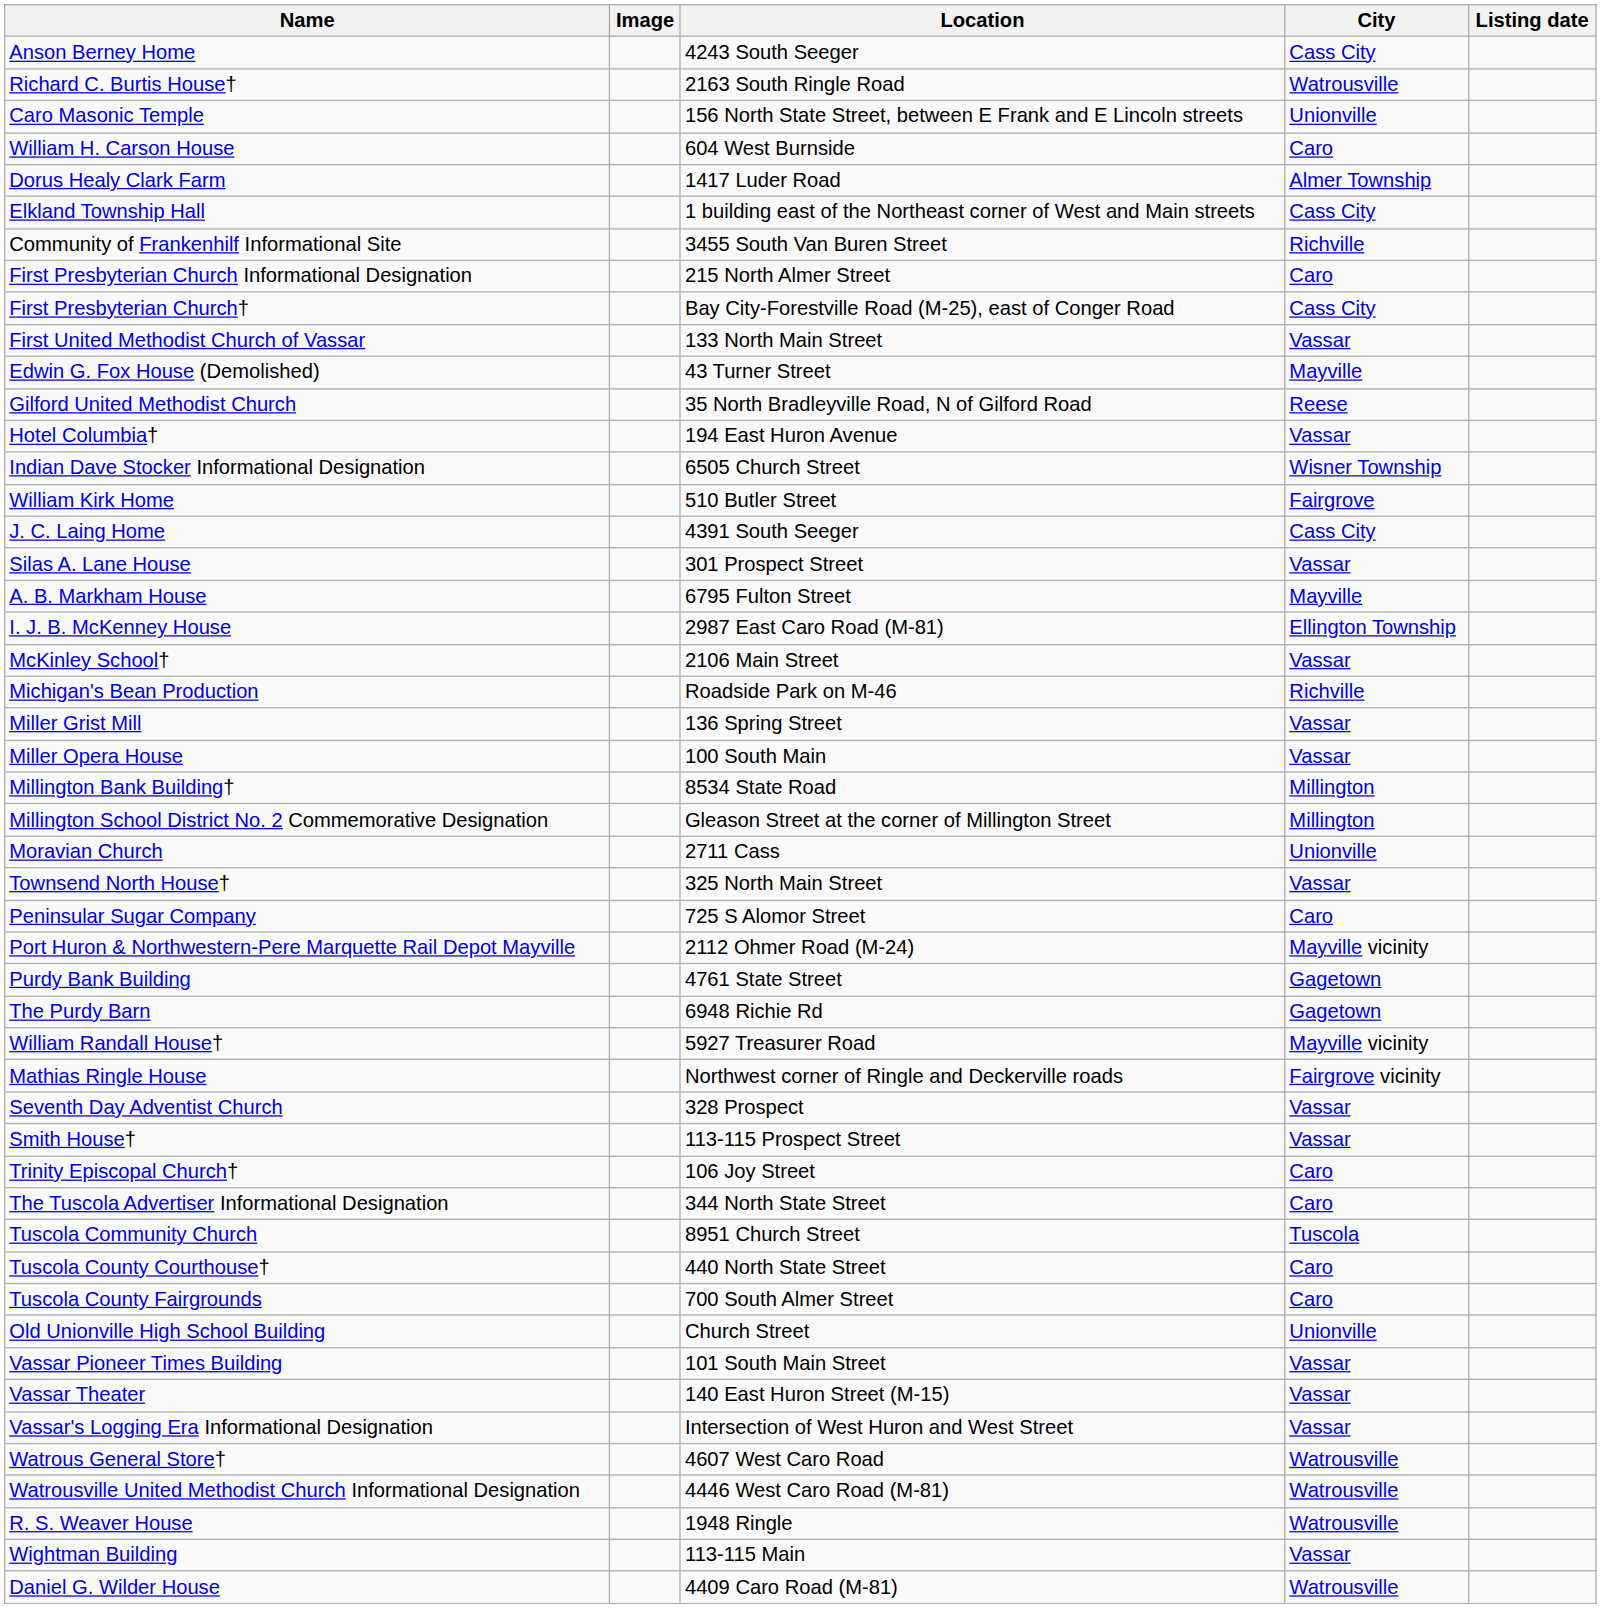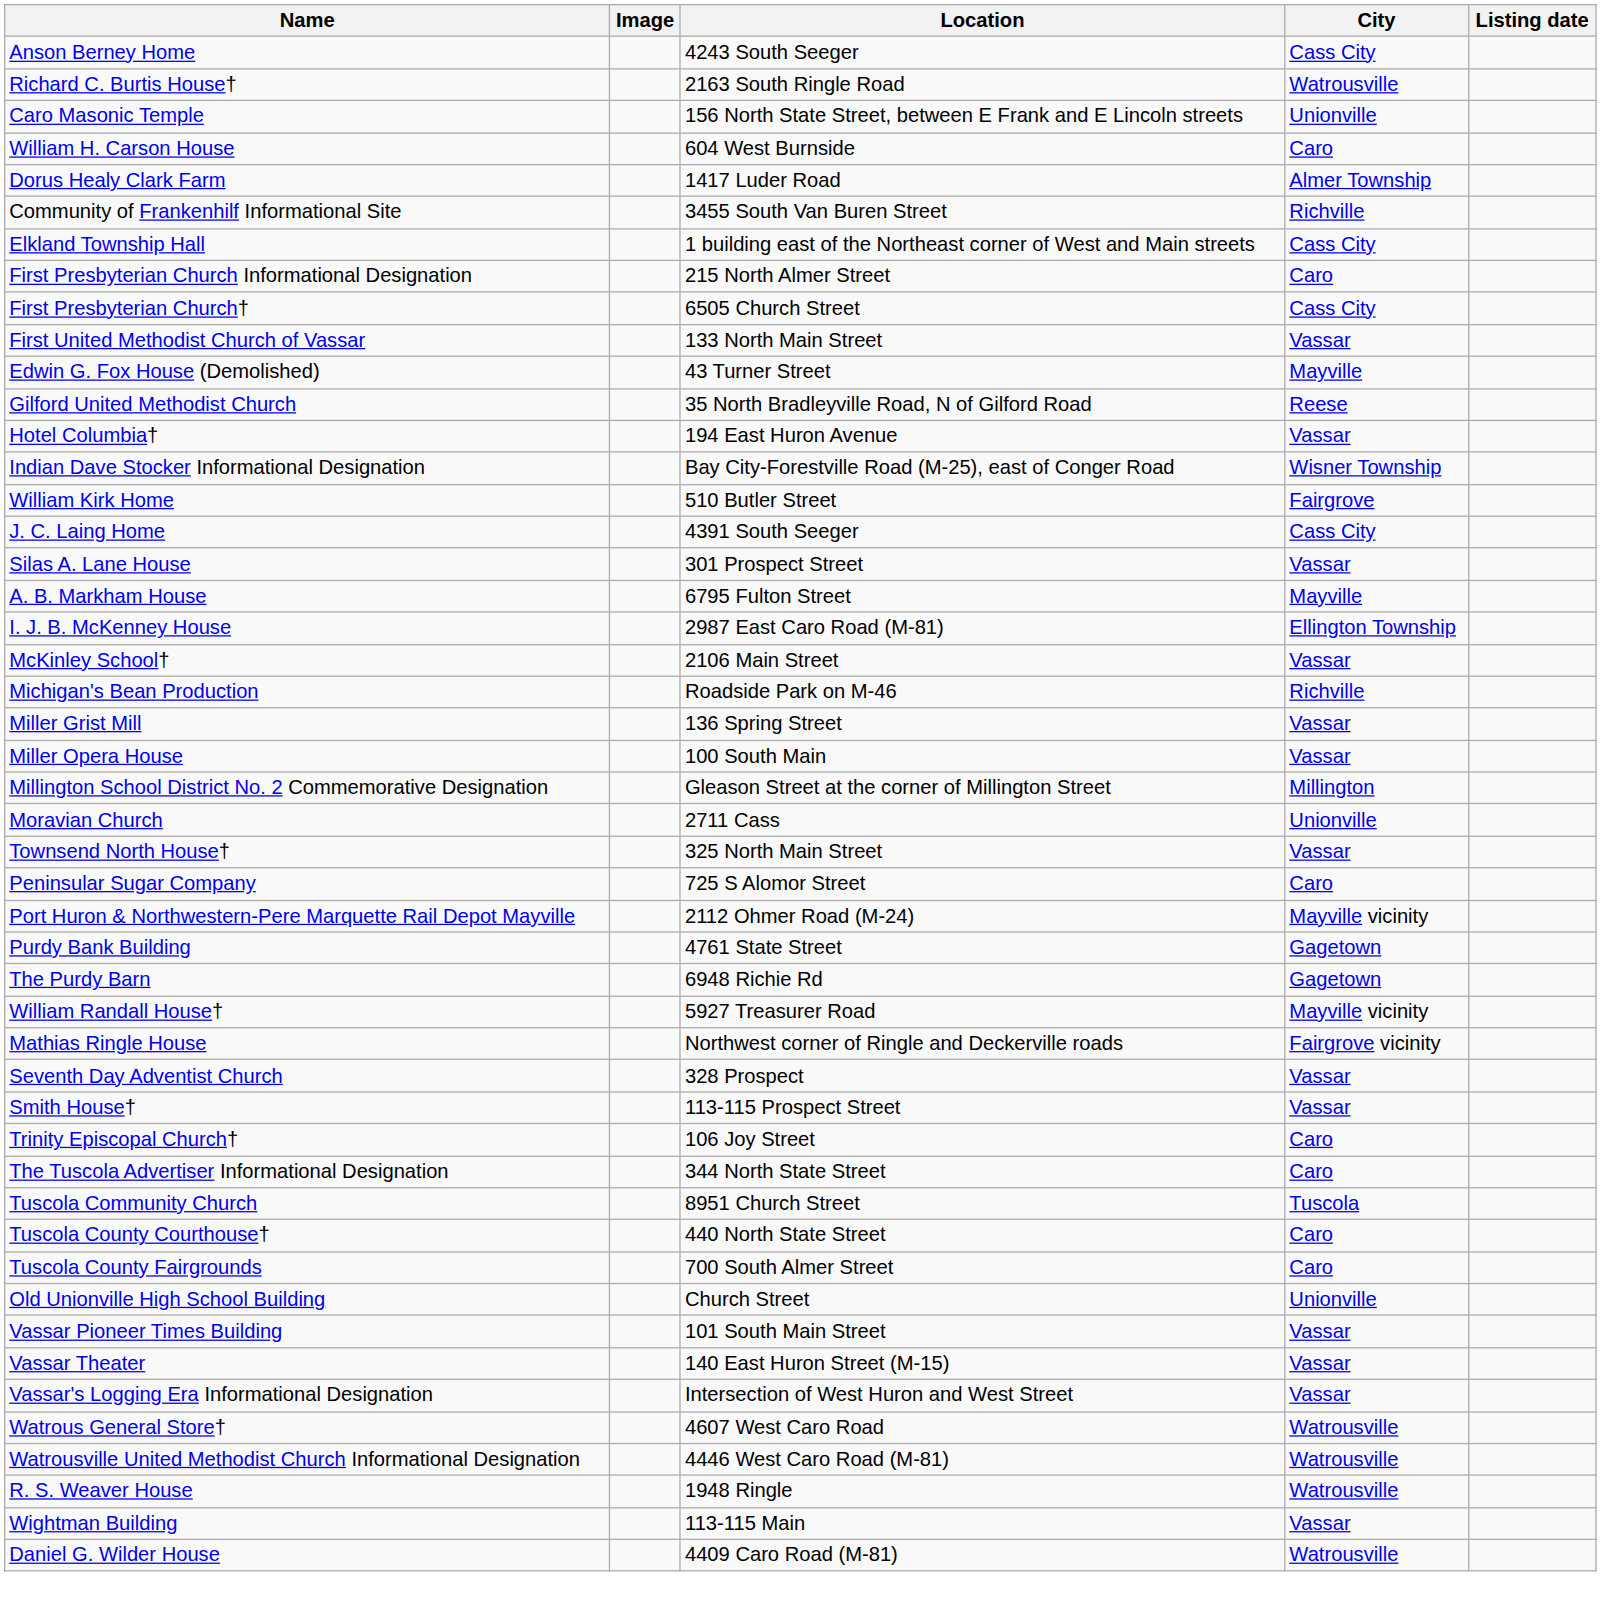rows swapped: (205, 244) <-> (107, 212)
(930, 308) Bay City-Forestville Road (M-25), east of Conger Road -> (772, 308) 6505 Church Street
(772, 468) 6505 Church Street -> (930, 468) Bay City-Forestville Road (M-25), east of Conger Road
- row: (122, 787)
